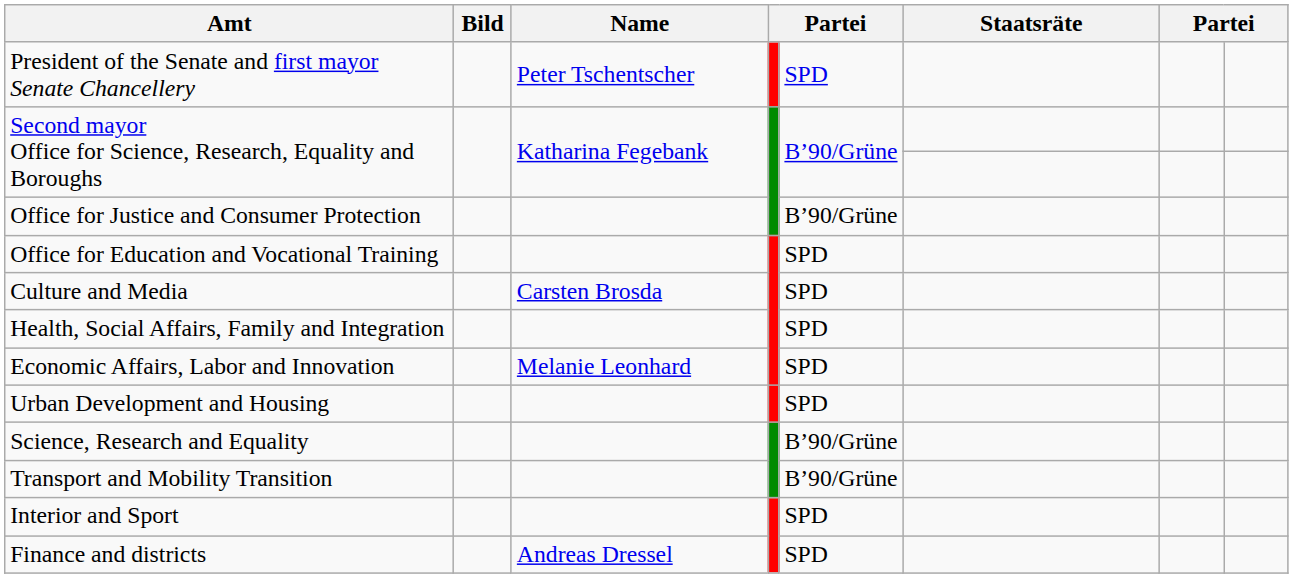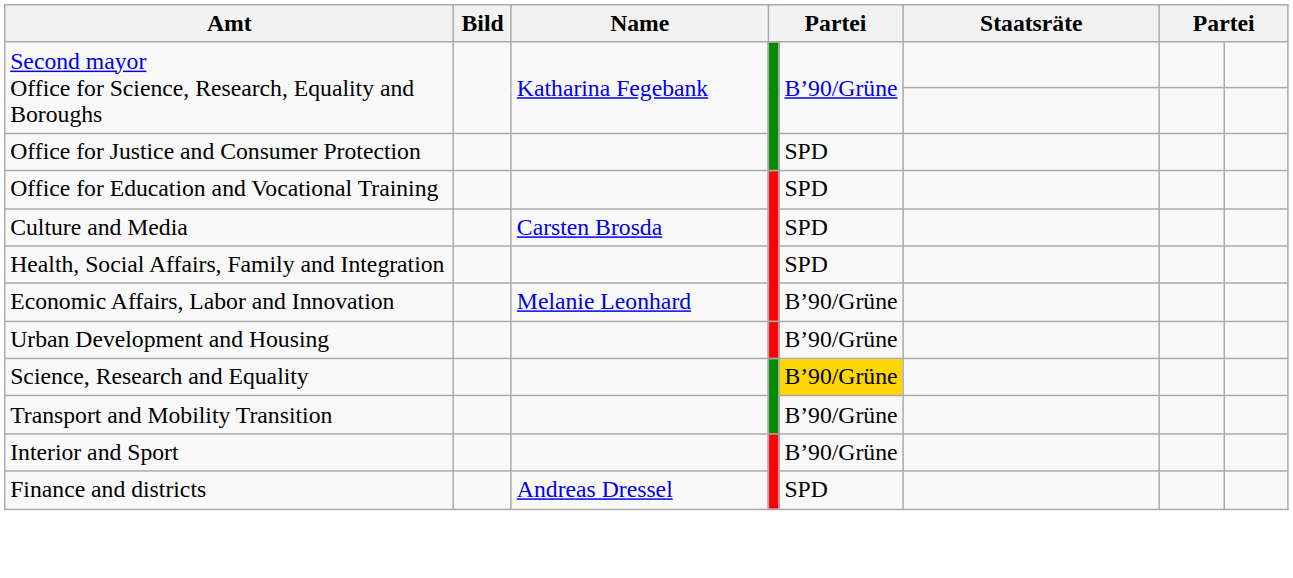- row: (194, 74)
(841, 215) B’90/Grüne -> (806, 151) SPD
(806, 366) SPD -> (841, 301) B’90/Grüne
(806, 403) SPD -> (841, 339) B’90/Grüne
(841, 441) no background -> (841, 376) gold background
(806, 516) SPD -> (841, 452) B’90/Grüne
